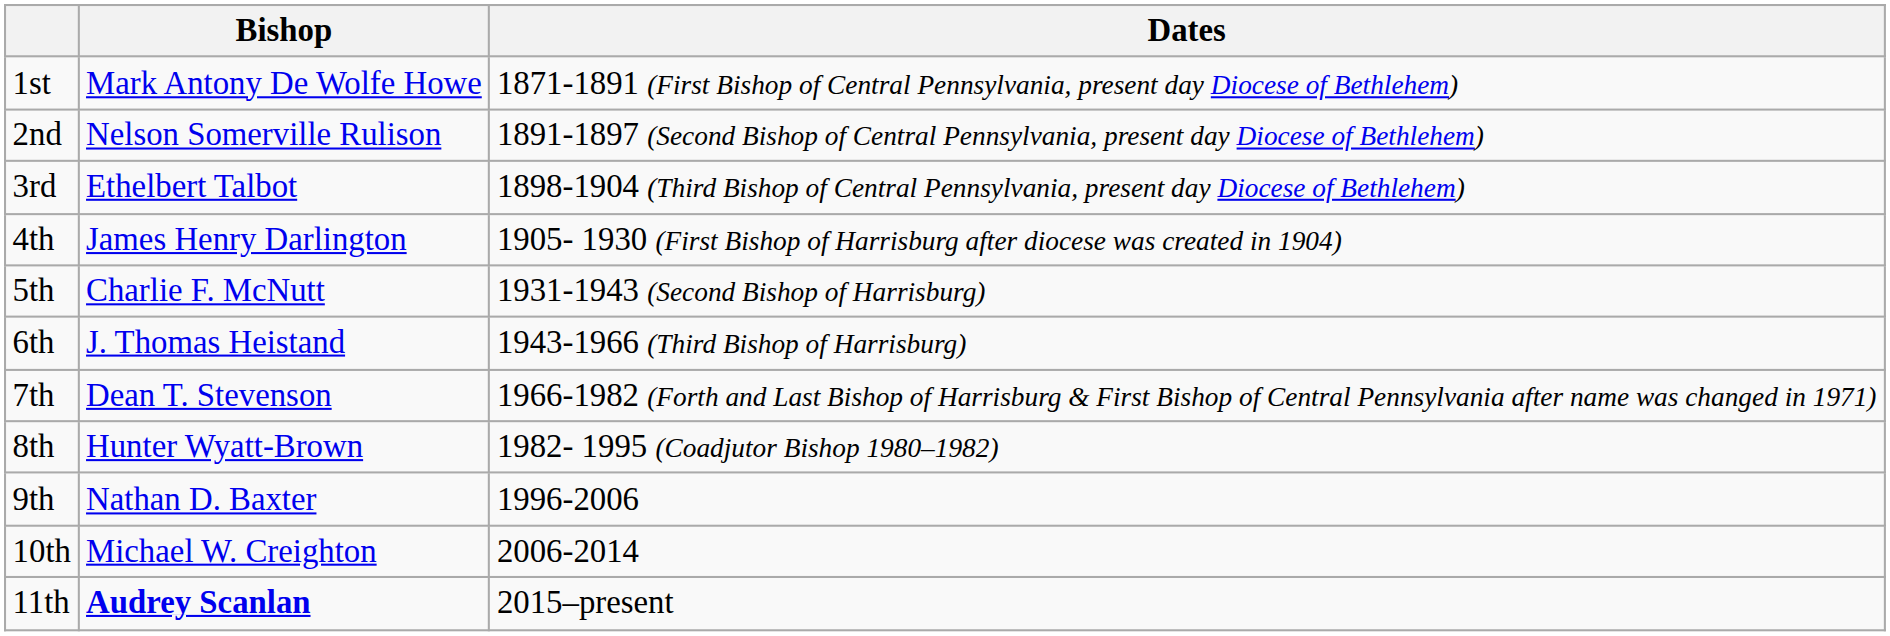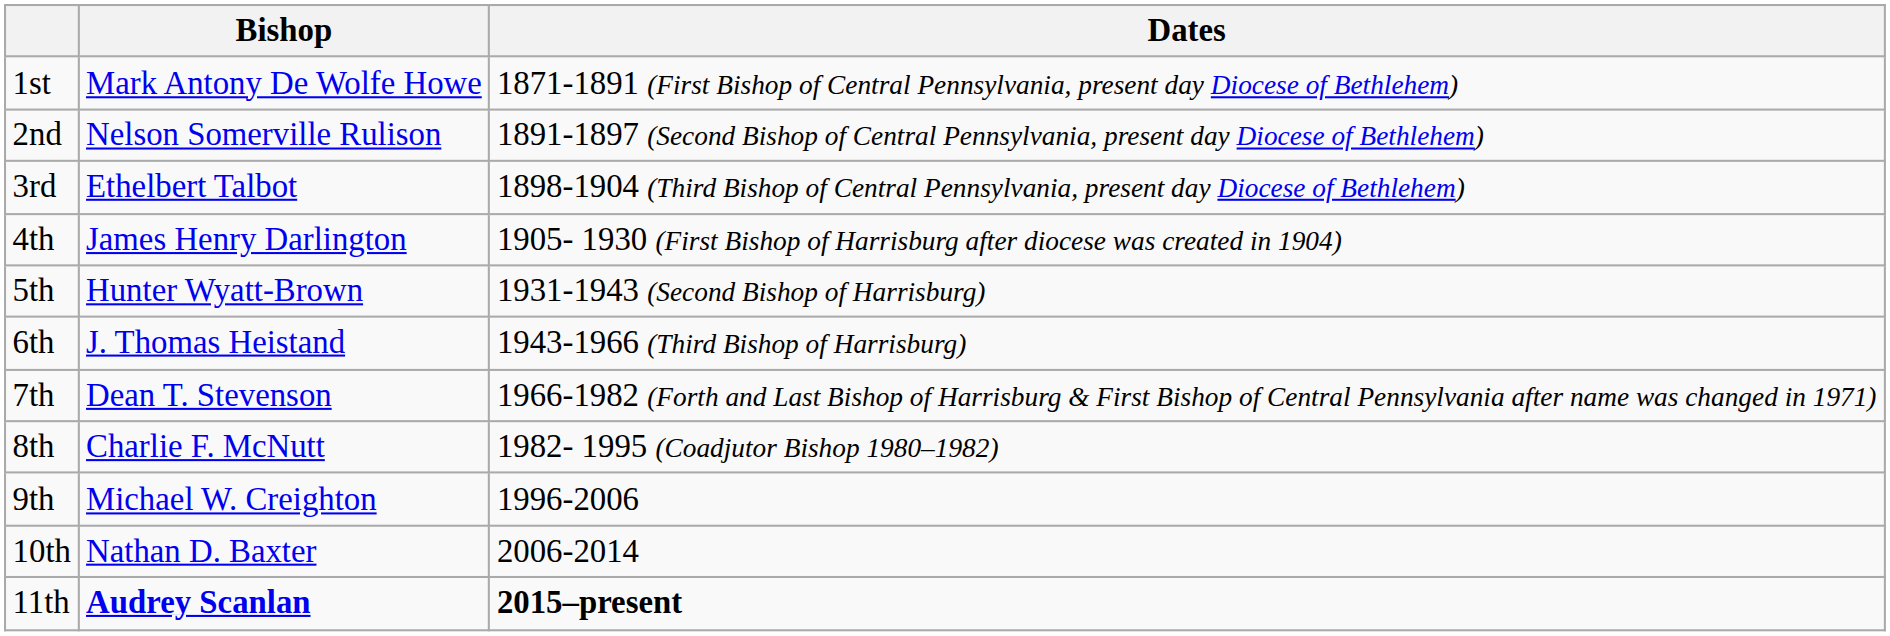(205, 290) Charlie F. McNutt -> (225, 290) Hunter Wyatt-Brown
(225, 446) Hunter Wyatt-Brown -> (205, 446) Charlie F. McNutt
(201, 498) Nathan D. Baxter -> (231, 498) Michael W. Creighton
(231, 550) Michael W. Creighton -> (201, 550) Nathan D. Baxter
(585, 602) normal -> (590, 602) bold
